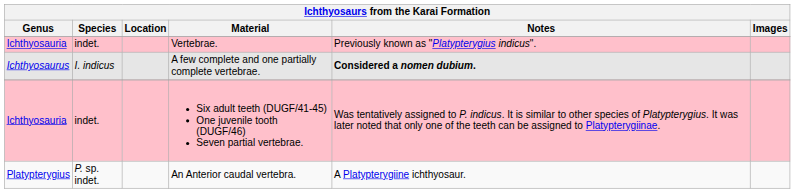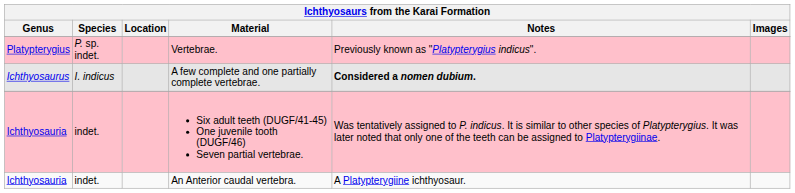(37, 44) Ichthyosauria -> (38, 50) Platypterygius
(87, 44) indet. -> (87, 50) P. sp. indet.
(38, 174) Platypterygius -> (37, 180) Ichthyosauria
(87, 174) P. sp. indet. -> (87, 180) indet.
